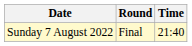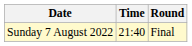columns swapped: (171, 13) <-> (135, 13)
